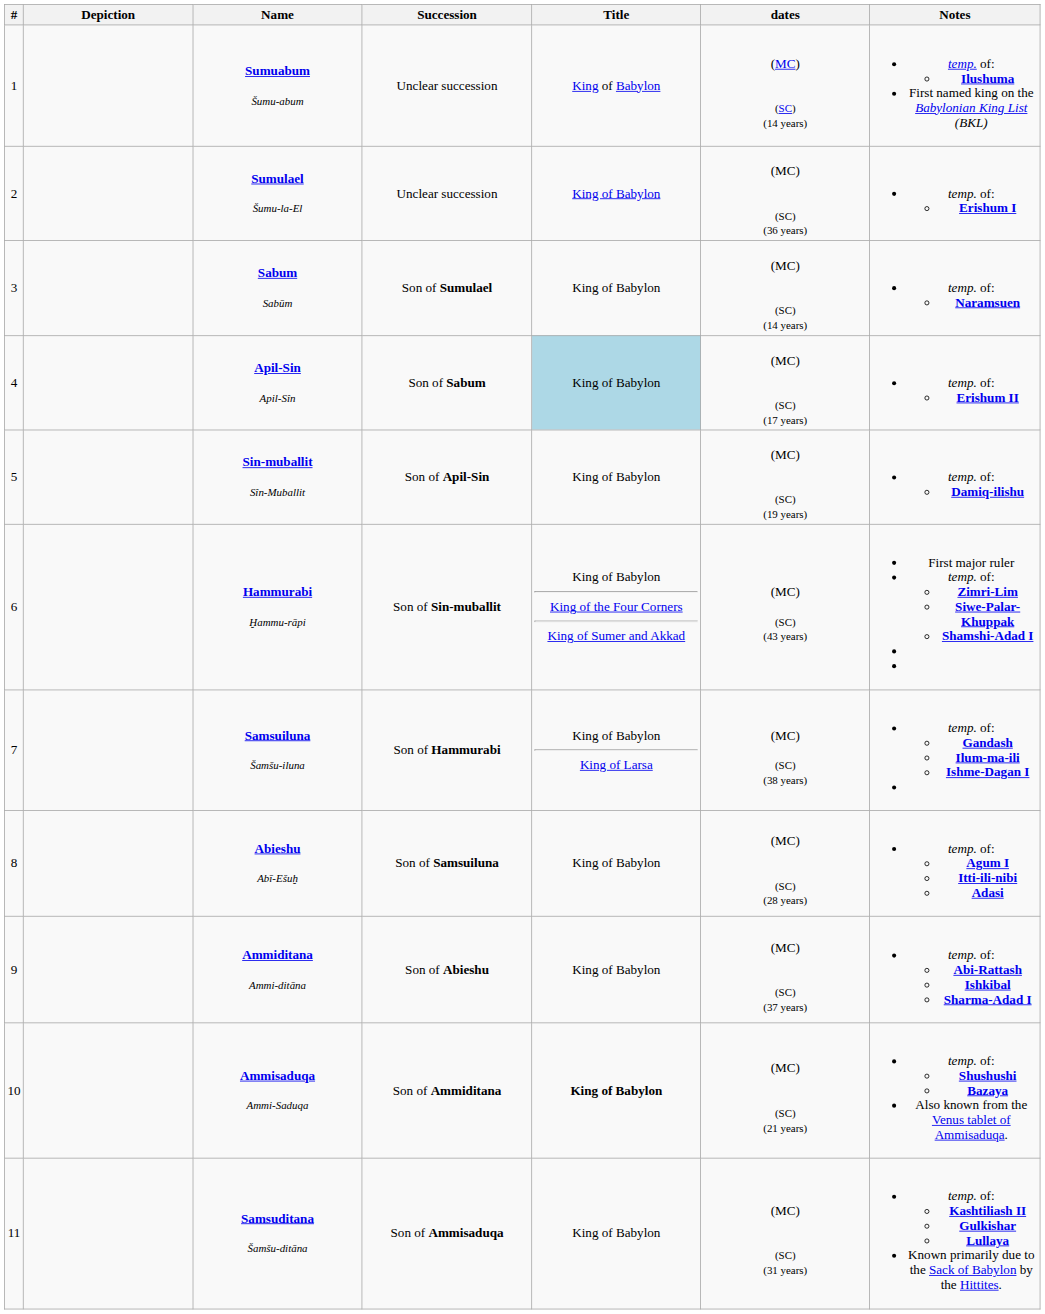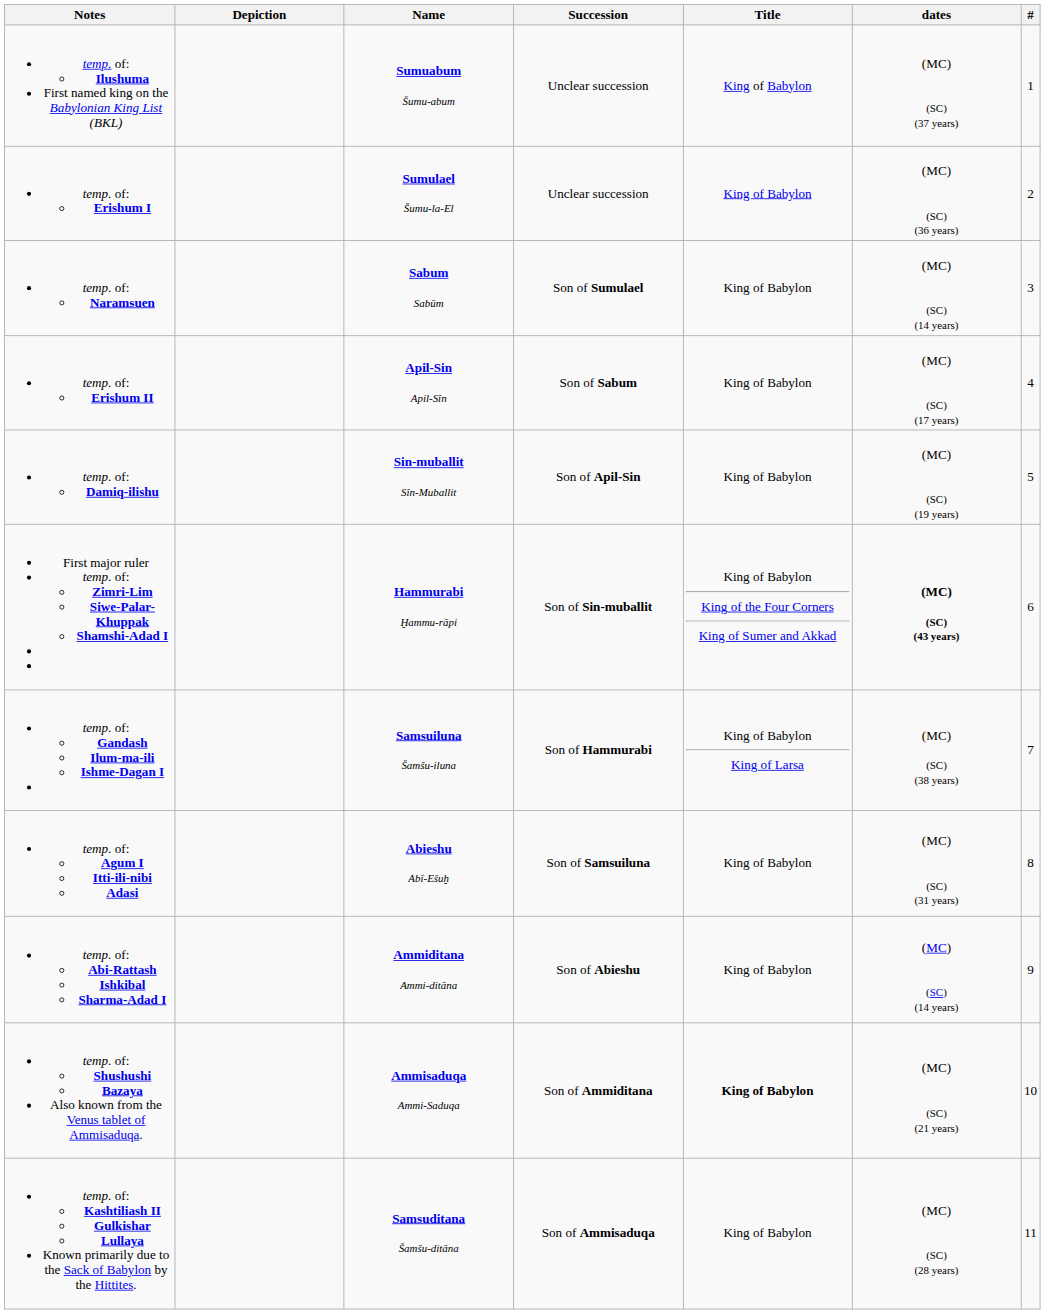columns swapped: (14, 14) <-> (955, 14)
(785, 93) (MC) (SC) (14 years) -> (936, 93) (MC) (SC) (37 years)
(616, 382) lightblue background -> (768, 382) no background
(785, 614) normal -> (936, 614) bold
(785, 870) (MC) (SC) (28 years) -> (936, 870) (MC) (SC) (31 years)
(785, 977) (MC) (SC) (37 years) -> (936, 977) (MC) (SC) (14 years)
(785, 1240) (MC) (SC) (31 years) -> (936, 1240) (MC) (SC) (28 years)
